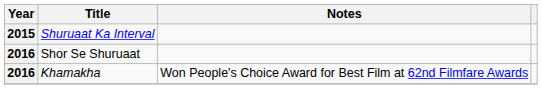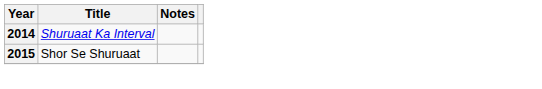(21, 34) 2015 -> (21, 34) 2014
(21, 53) 2016 -> (21, 53) 2015
- row: (71, 73)
